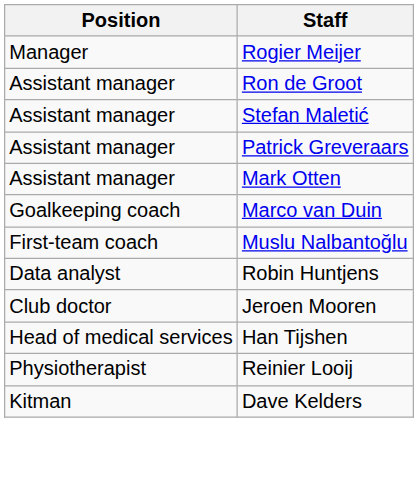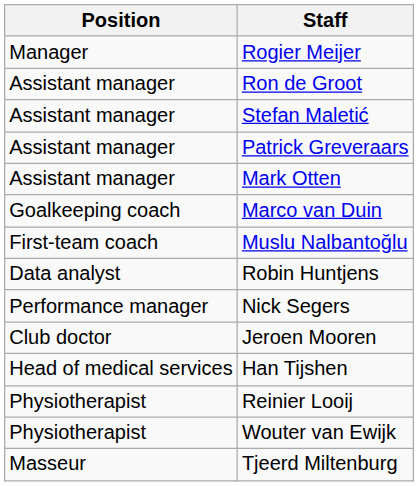+ row: (296, 305)
+ row: (319, 432)
+ row: (320, 464)
- row: (302, 400)
